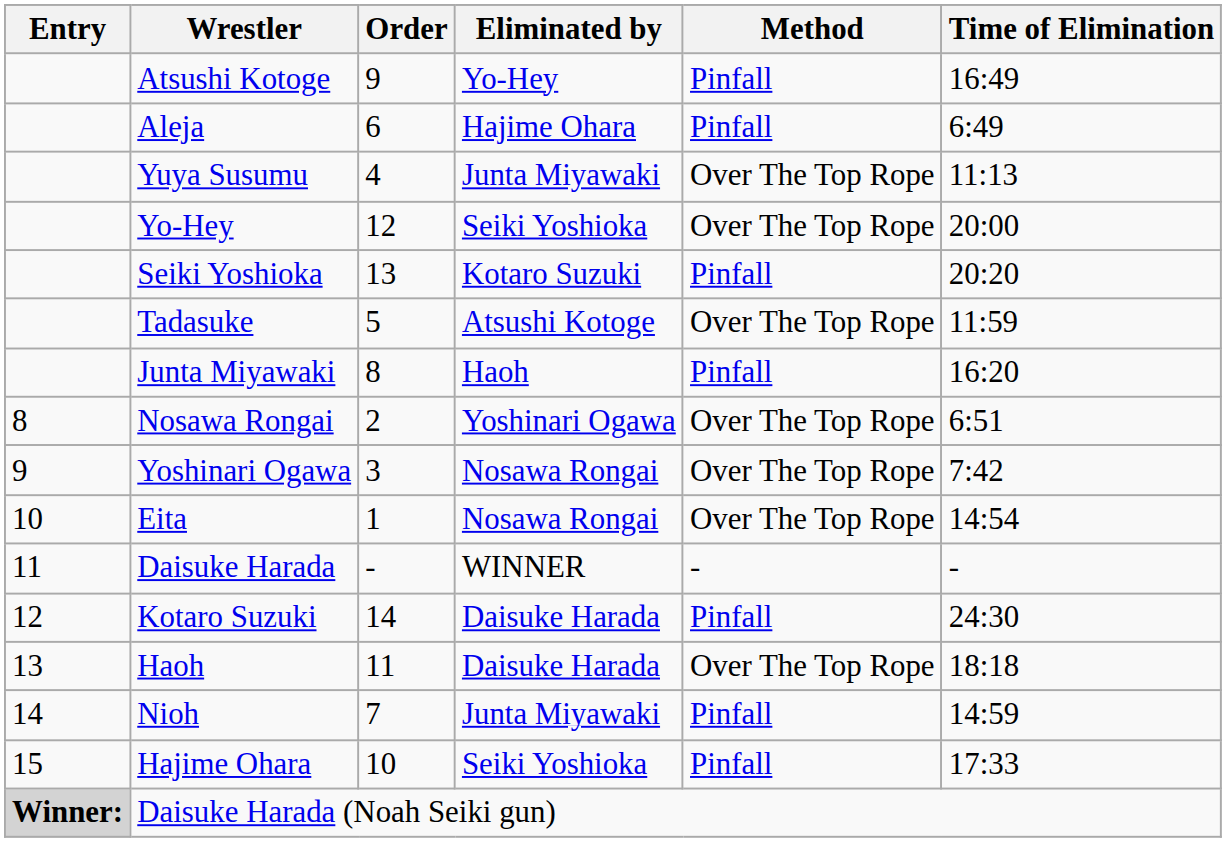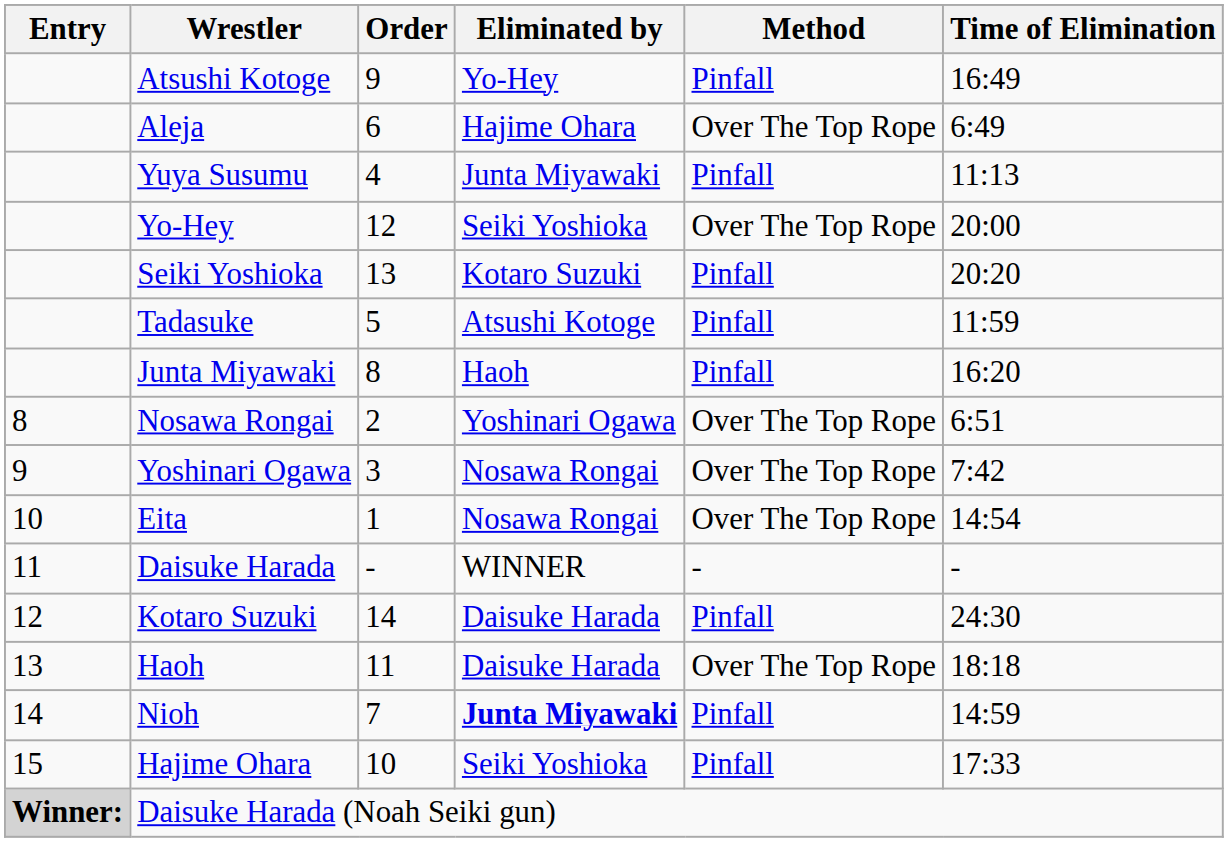(731, 126) Pinfall -> (814, 126) Over The Top Rope
(812, 175) Over The Top Rope -> (733, 175) Pinfall
(812, 322) Over The Top Rope -> (733, 322) Pinfall
(561, 714) normal -> (570, 714) bold
